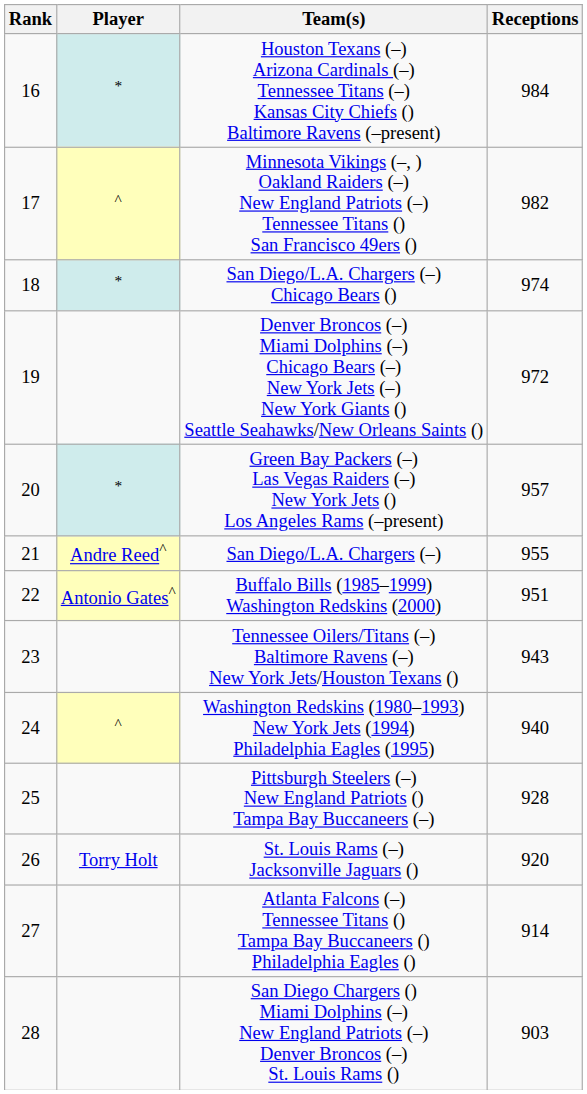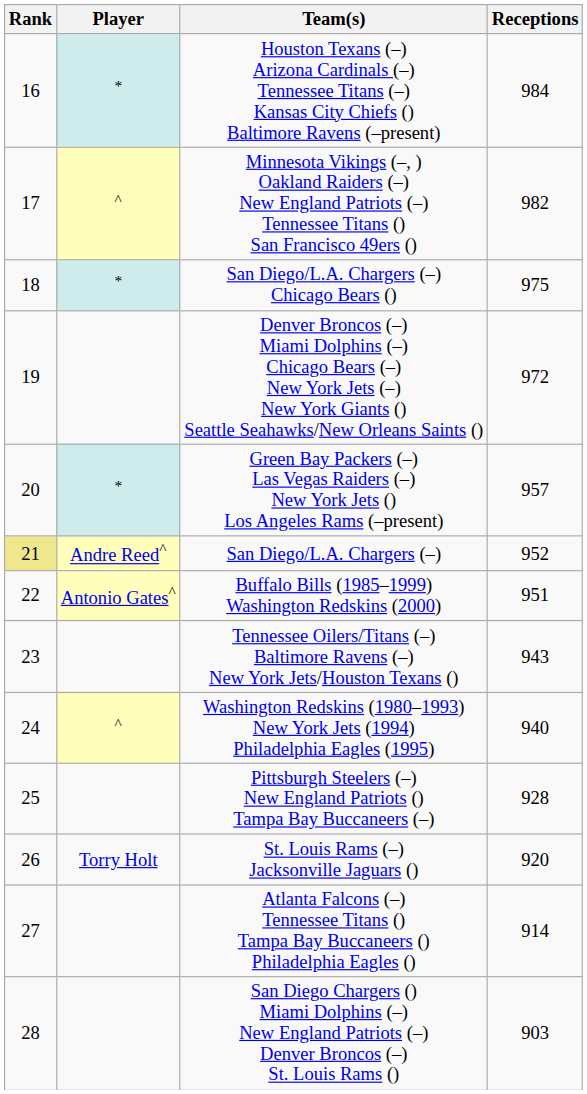(535, 285) 974 -> (535, 285) 975
(31, 553) no background -> (31, 553) khaki background
(535, 553) 955 -> (535, 553) 952
